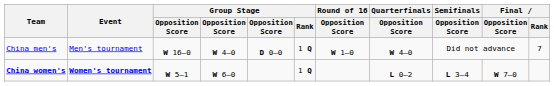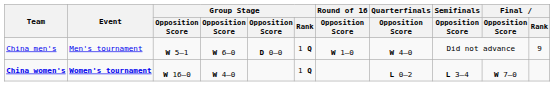(177, 53) W 16–0 -> (177, 53) W 5–1
(224, 53) W 4–0 -> (224, 53) W 6–0
(539, 48) 7 -> (539, 48) 9
(177, 75) W 5–1 -> (177, 75) W 16–0
(224, 75) W 6–0 -> (224, 75) W 4–0
